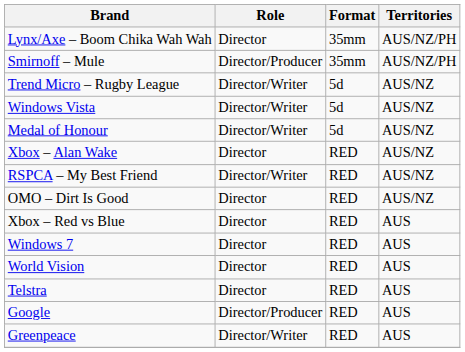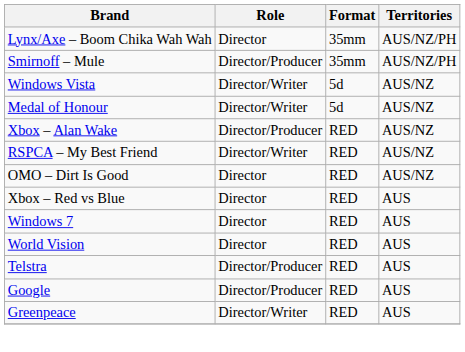- row: (93, 84)
(242, 152) Director -> (270, 130) Director/Producer
(242, 289) Director -> (270, 267) Director/Producer
